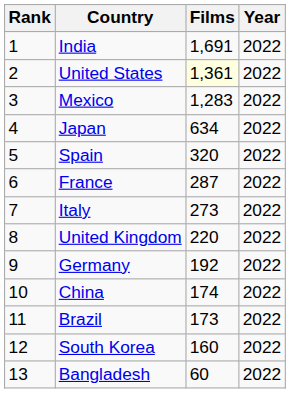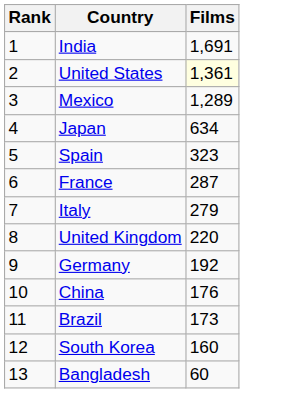- column: (262, 18)
(211, 100) 1,283 -> (211, 100) 1,289
(204, 155) 320 -> (204, 155) 323
(204, 210) 273 -> (204, 210) 279
(204, 292) 174 -> (204, 292) 176
